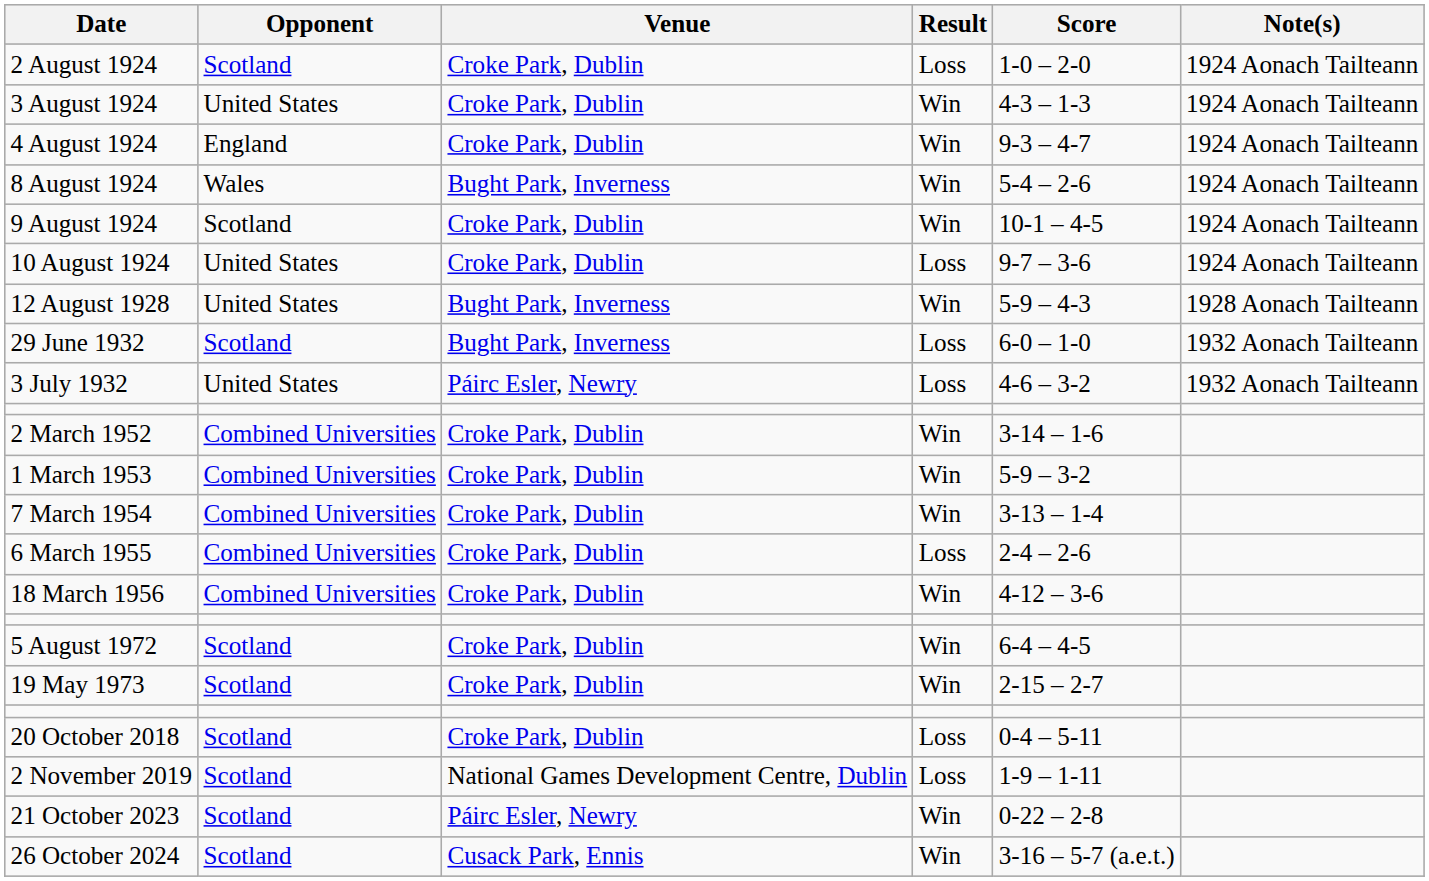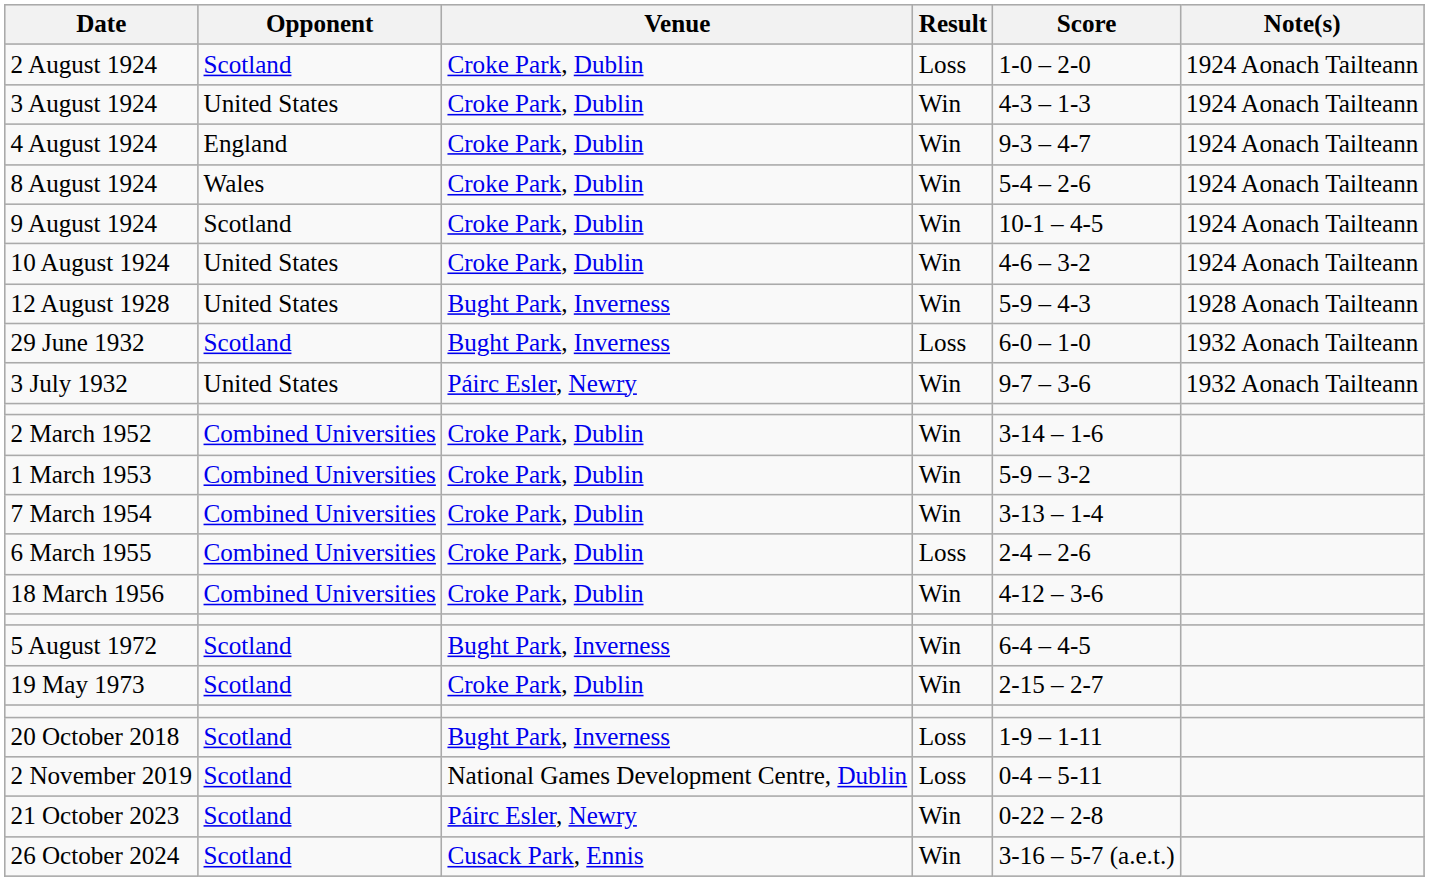(559, 183) Bught Park, Inverness -> (545, 183) Croke Park, Dublin
(943, 263) Loss -> (940, 263) Win
(1045, 263) 9-7 – 3-6 -> (1045, 263) 4-6 – 3-2
(943, 382) Loss -> (940, 382) Win
(1045, 382) 4-6 – 3-2 -> (1045, 382) 9-7 – 3-6
(545, 645) Croke Park, Dublin -> (559, 645) Bught Park, Inverness
(545, 736) Croke Park, Dublin -> (559, 736) Bught Park, Inverness
(1051, 736) 0-4 – 5-11 -> (1051, 736) 1-9 – 1-11
(1051, 776) 1-9 – 1-11 -> (1051, 776) 0-4 – 5-11
